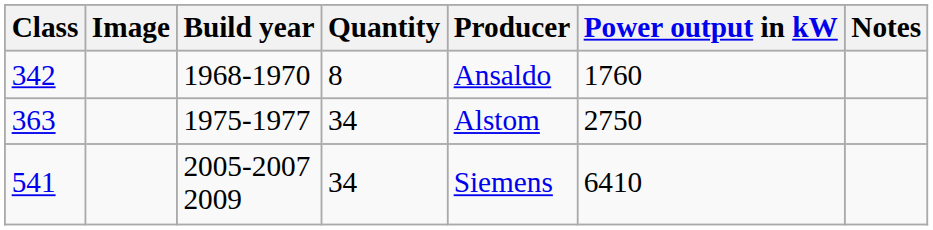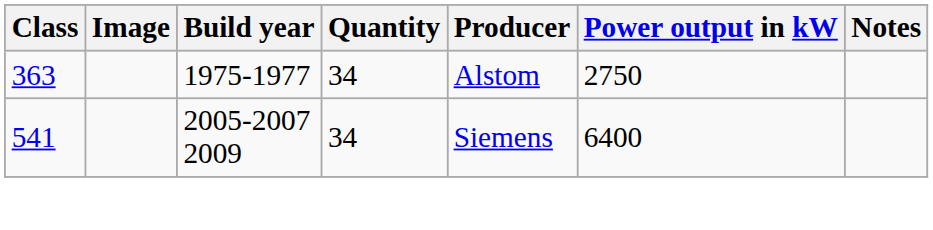- row: (34, 74)
(613, 183) 6410 -> (613, 137) 6400
